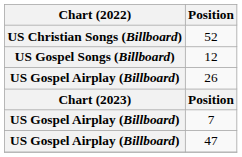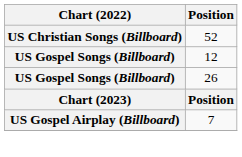(95, 78) US Gospel Airplay (Billboard) -> (95, 78) US Gospel Songs (Billboard)
- row: (211, 141)
